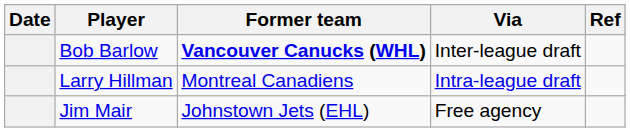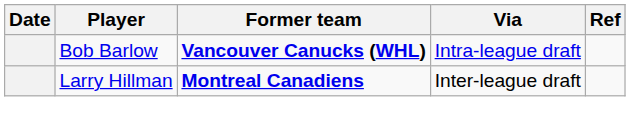(508, 50) Inter-league draft -> (508, 50) Intra-league draft
(267, 80) normal -> (273, 80) bold
(508, 80) Intra-league draft -> (508, 80) Inter-league draft
- row: (96, 111)
